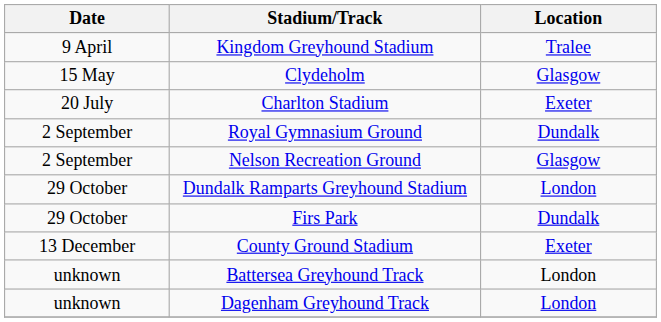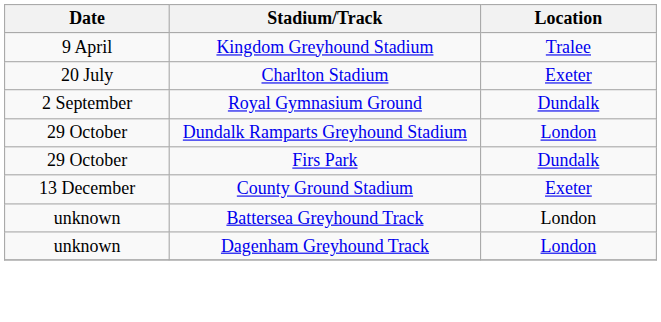- row: (325, 75)
- row: (325, 160)
